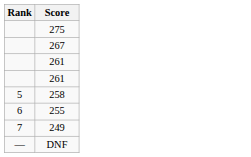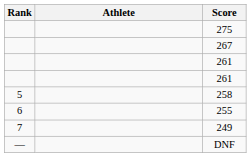+ column: (119, 12)
